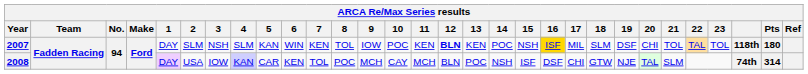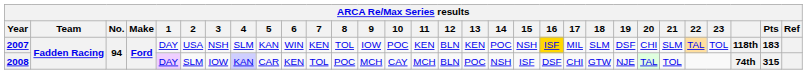(193, 45) SLM -> (193, 45) USA
(450, 45) bold -> (450, 45) normal
(673, 45) TOL -> (672, 45) SLM
(772, 45) 180 -> (771, 45) 183
(193, 61) USA -> (193, 61) SLM
(673, 61) SLM -> (672, 61) TOL
(772, 61) 314 -> (771, 61) 315
